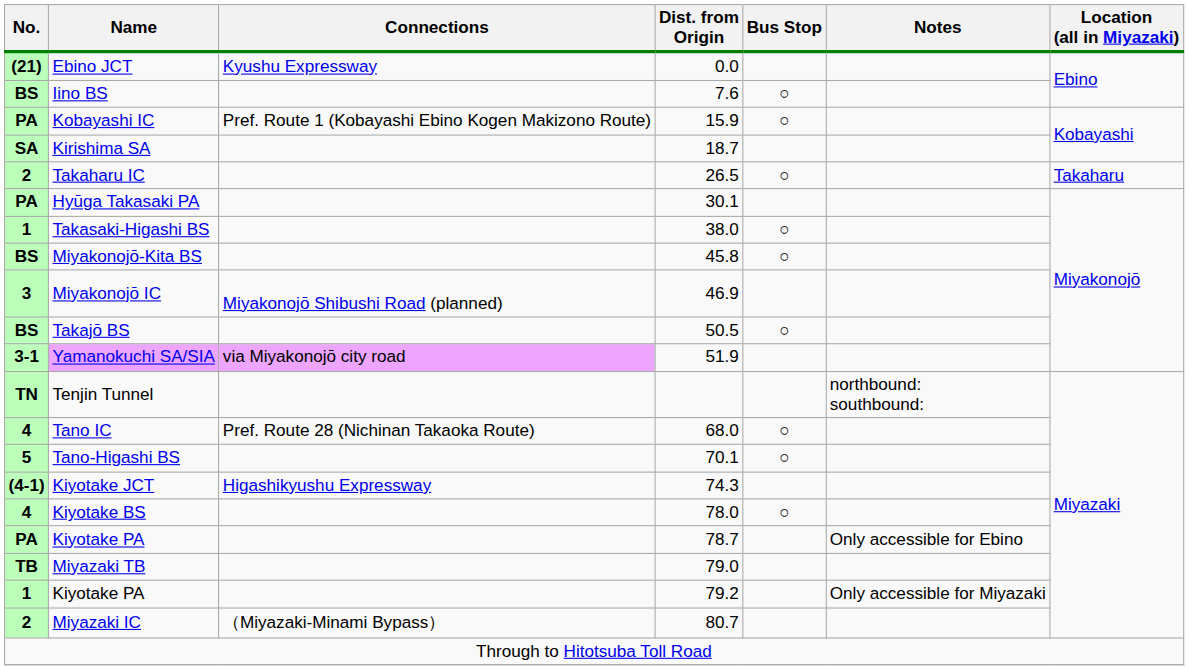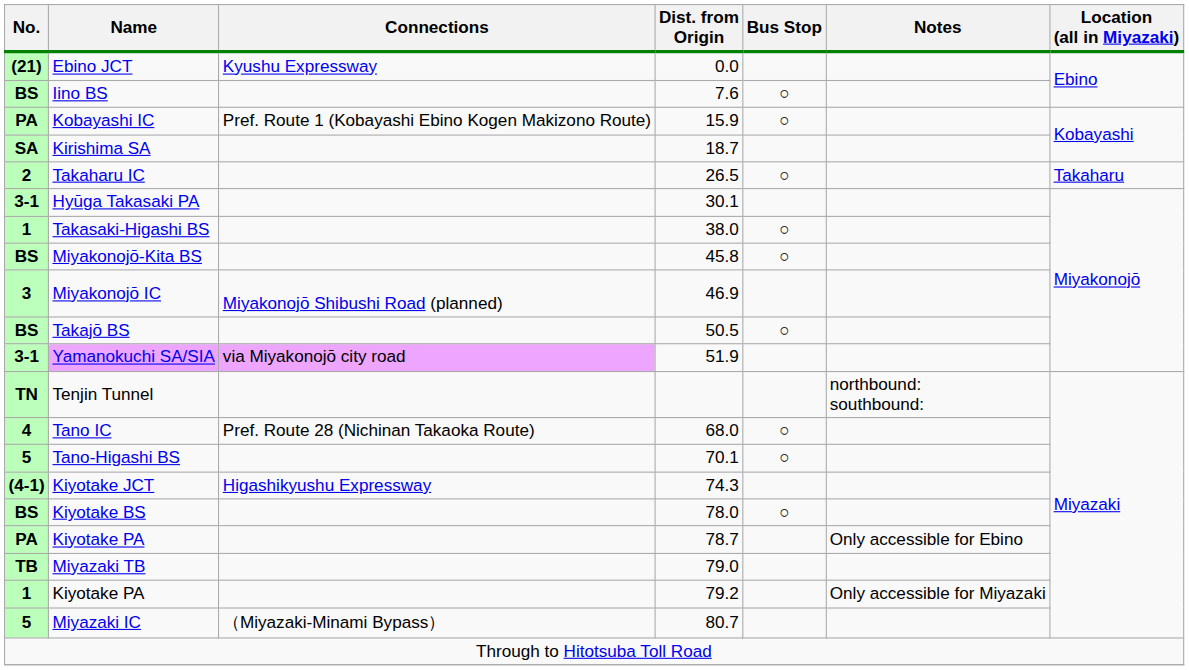(27, 202) PA -> (27, 202) 3-1
(27, 512) 4 -> (27, 512) BS
(27, 622) 2 -> (27, 622) 5
